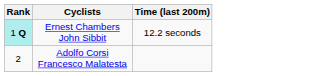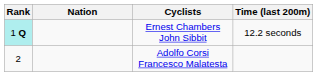+ column: (82, 12)
